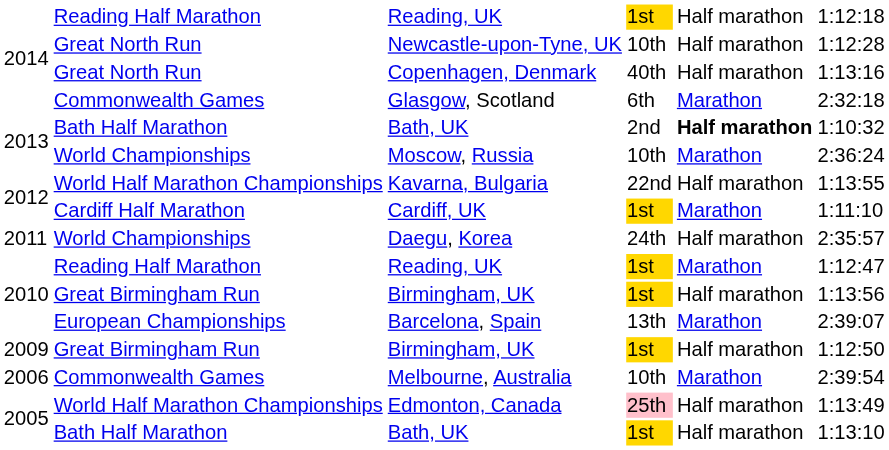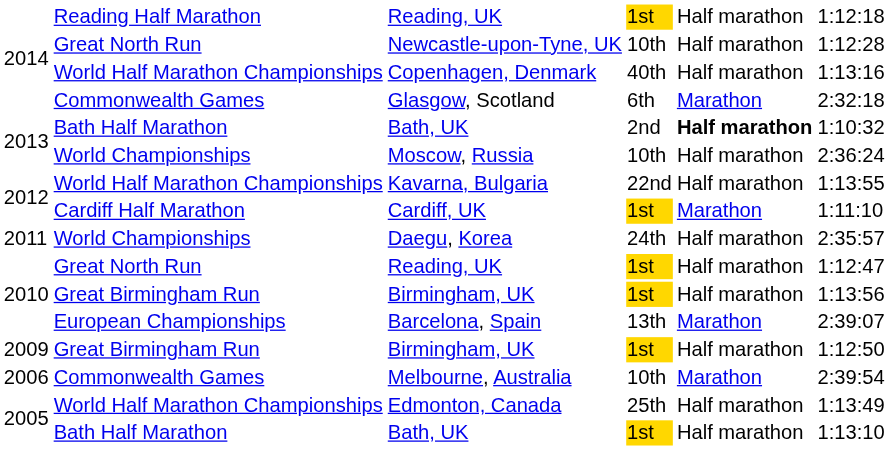(128, 72) Great North Run -> (218, 72) World Half Marathon Championships
(719, 155) Marathon -> (740, 155) Half marathon
(157, 266) Reading Half Marathon -> (128, 266) Great North Run
(719, 266) Marathon -> (740, 266) Half marathon
(647, 405) pink background -> (647, 405) no background
